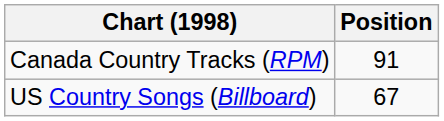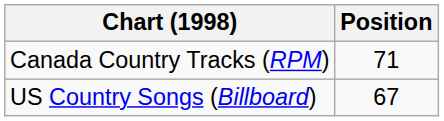(386, 60) 91 -> (386, 60) 71
